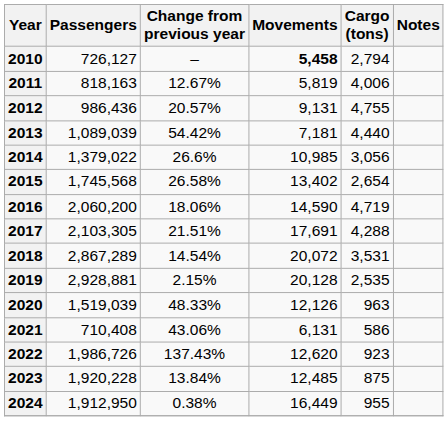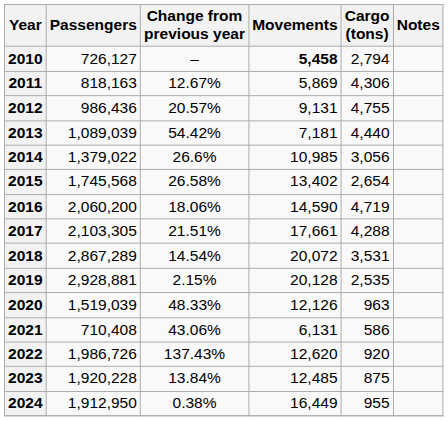(318, 83) 5,819 -> (318, 83) 5,869
(370, 83) 4,006 -> (370, 83) 4,306
(314, 231) 17,691 -> (314, 231) 17,661
(377, 354) 923 -> (377, 354) 920
